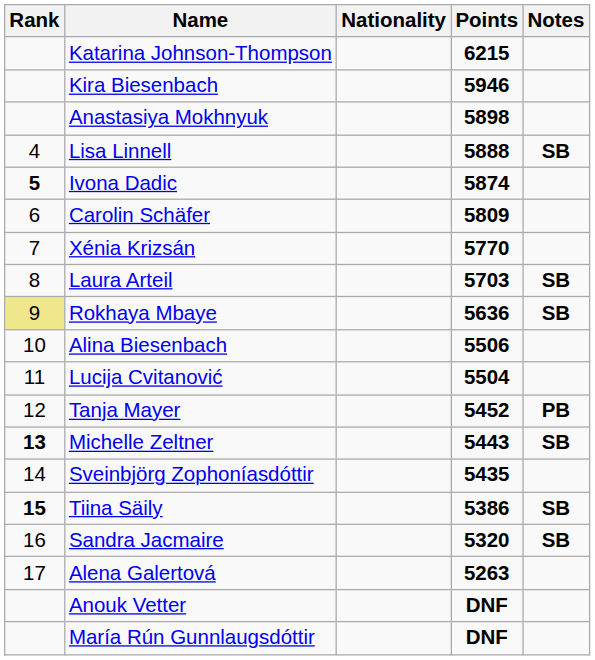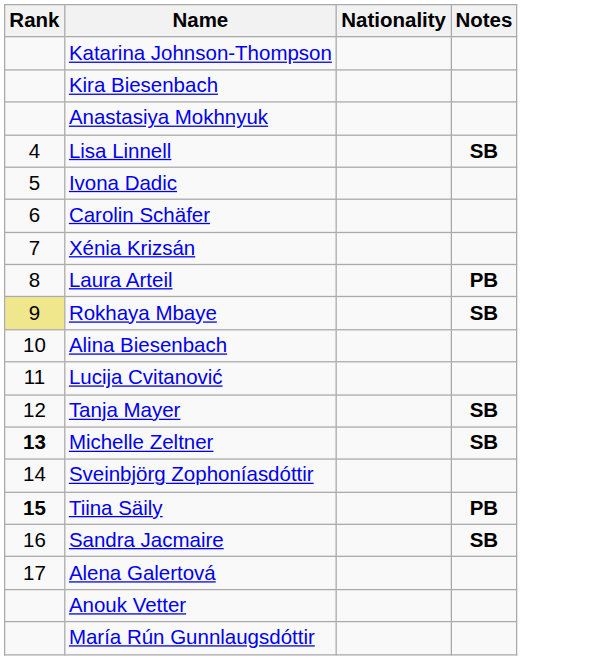- column: (487, 20)
(34, 183) bold -> (34, 183) normal
(556, 280) SB -> (484, 280) PB
(556, 410) PB -> (484, 410) SB
(556, 507) SB -> (484, 507) PB
